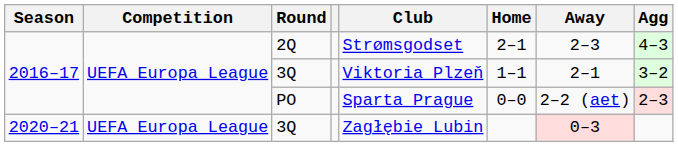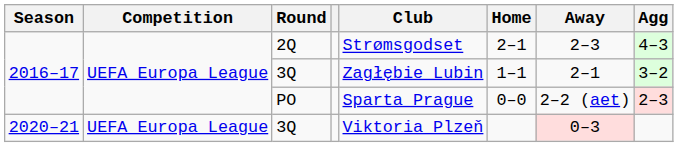(413, 73) Viktoria Plzeň -> (413, 73) Zagłębie Lubin
(413, 128) Zagłębie Lubin -> (413, 128) Viktoria Plzeň
